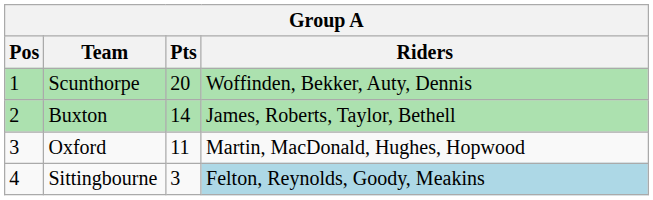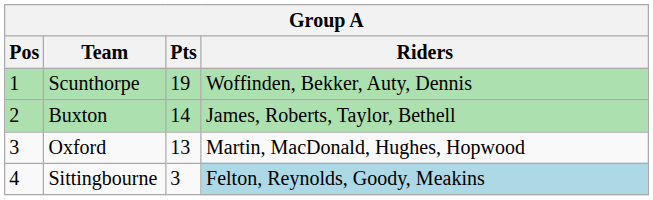(180, 83) 20 -> (180, 83) 19
(180, 147) 11 -> (180, 147) 13
